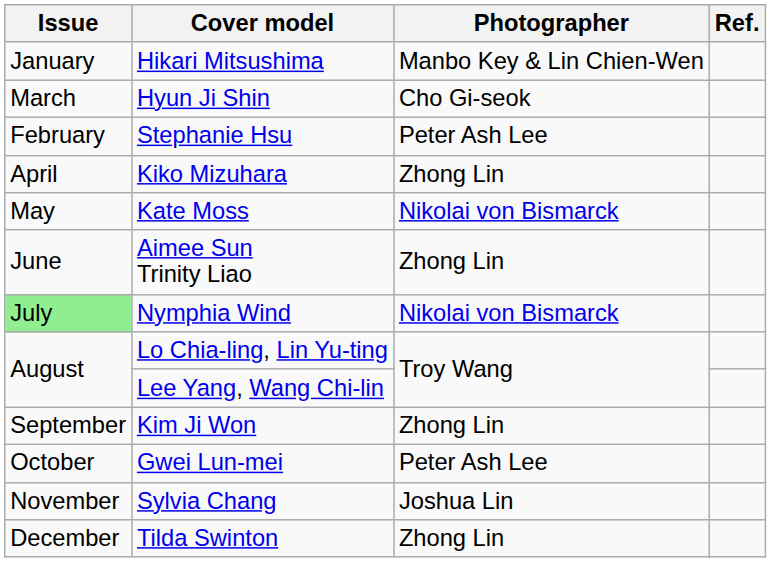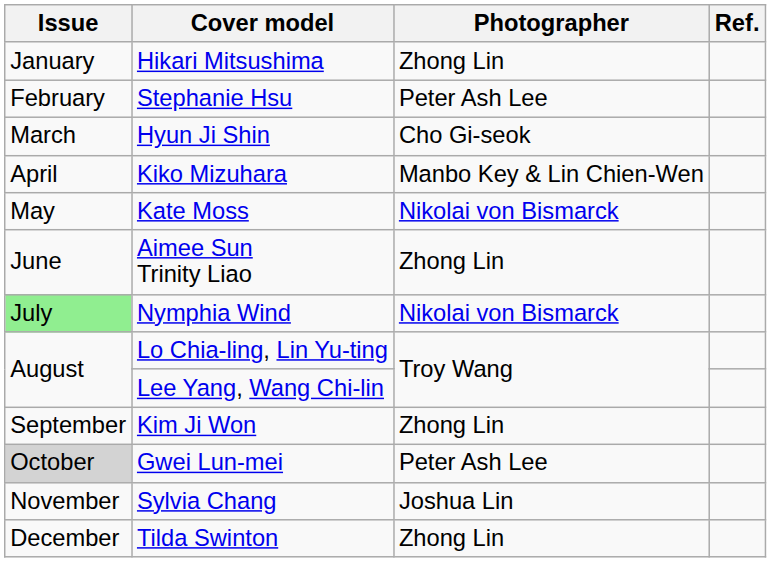(551, 60) Manbo Key & Lin Chien-Wen -> (452, 60) Zhong Lin
rows swapped: (215, 135) <-> (203, 98)
(452, 173) Zhong Lin -> (551, 173) Manbo Key & Lin Chien-Wen
(52, 463) no background -> (52, 463) lightgrey background
